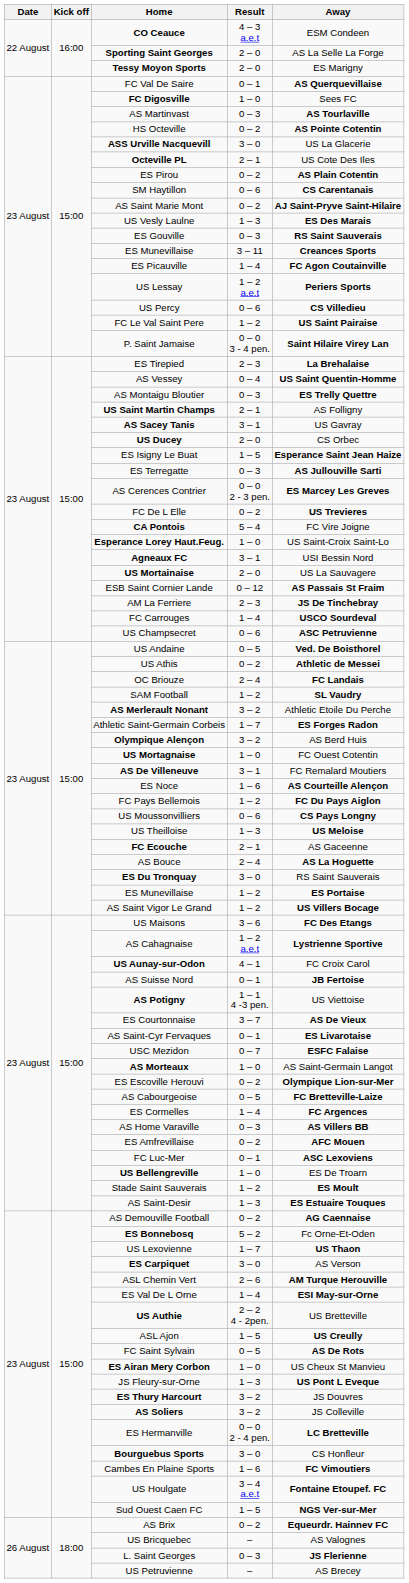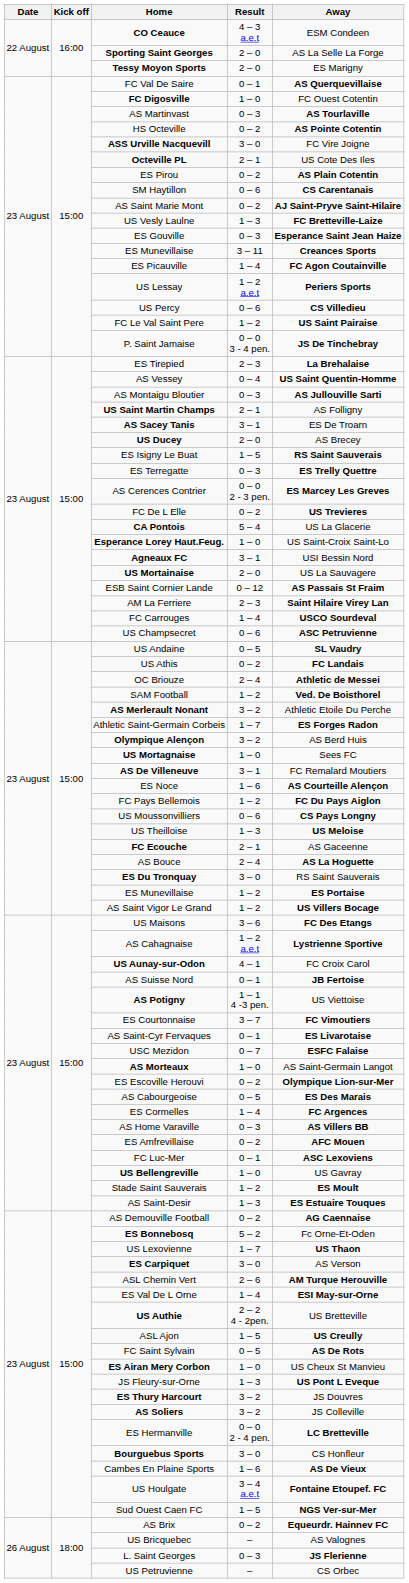(338, 99) Sees FC -> (338, 99) FC Ouest Cotentin
(338, 144) US La Glacerie -> (338, 144) FC Vire Joigne
(338, 220) ES Des Marais -> (338, 220) FC Bretteville-Laize
(338, 236) RS Saint Sauverais -> (338, 236) Esperance Saint Jean Haize
(338, 343) Saint Hilaire Virey Lan -> (338, 343) JS De Tinchebray
(338, 394) ES Trelly Quettre -> (338, 394) AS Jullouville Sarti
(338, 425) US Gavray -> (338, 425) ES De Troarn
(338, 440) CS Orbec -> (338, 440) AS Brecey
(338, 455) Esperance Saint Jean Haize -> (338, 455) RS Saint Sauverais
(338, 470) AS Jullouville Sarti -> (338, 470) ES Trelly Quettre
(338, 527) FC Vire Joigne -> (338, 527) US La Glacerie
(338, 603) JS De Tinchebray -> (338, 603) Saint Hilaire Virey Lan
(338, 649) Ved. De Boisthorel -> (338, 649) SL Vaudry
(338, 664) Athletic de Messei -> (338, 664) FC Landais
(338, 679) FC Landais -> (338, 679) Athletic de Messei
(338, 694) SL Vaudry -> (338, 694) Ved. De Boisthorel
(338, 755) FC Ouest Cotentin -> (338, 755) Sees FC
(338, 1020) AS De Vieux -> (338, 1020) FC Vimoutiers
(338, 1096) FC Bretteville-Laize -> (338, 1096) ES Des Marais
(338, 1173) ES De Troarn -> (338, 1173) US Gavray
(338, 1468) FC Vimoutiers -> (338, 1468) AS De Vieux
(338, 1570) AS Brecey -> (338, 1570) CS Orbec
